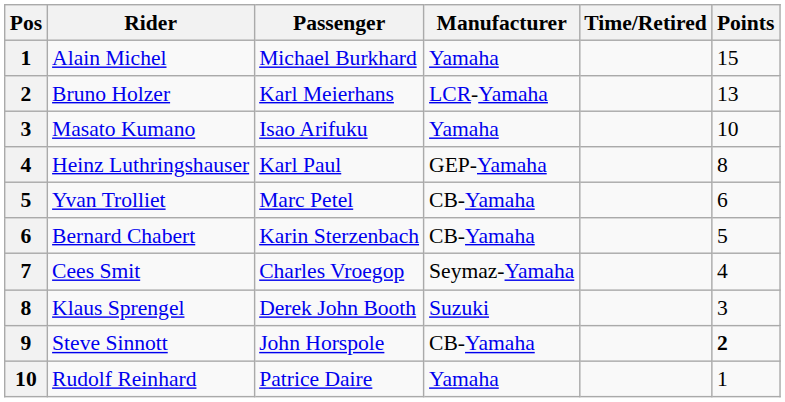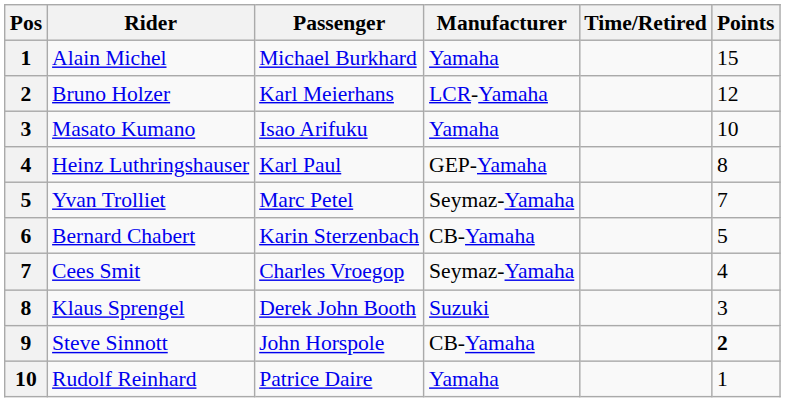(728, 93) 13 -> (728, 93) 12
(482, 200) CB-Yamaha -> (502, 200) Seymaz-Yamaha
(722, 200) 6 -> (722, 200) 7
